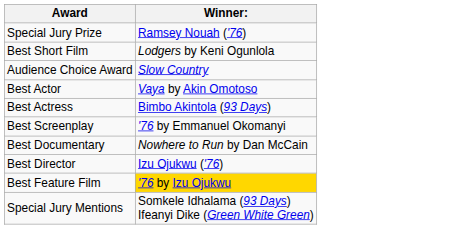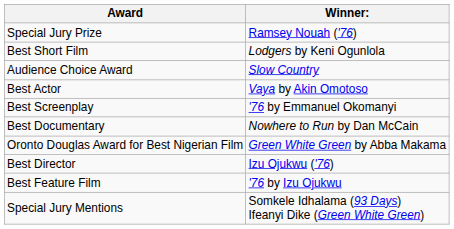- row: (40, 107)
+ row: (125, 145)
(185, 182) gold background -> (295, 182) no background
